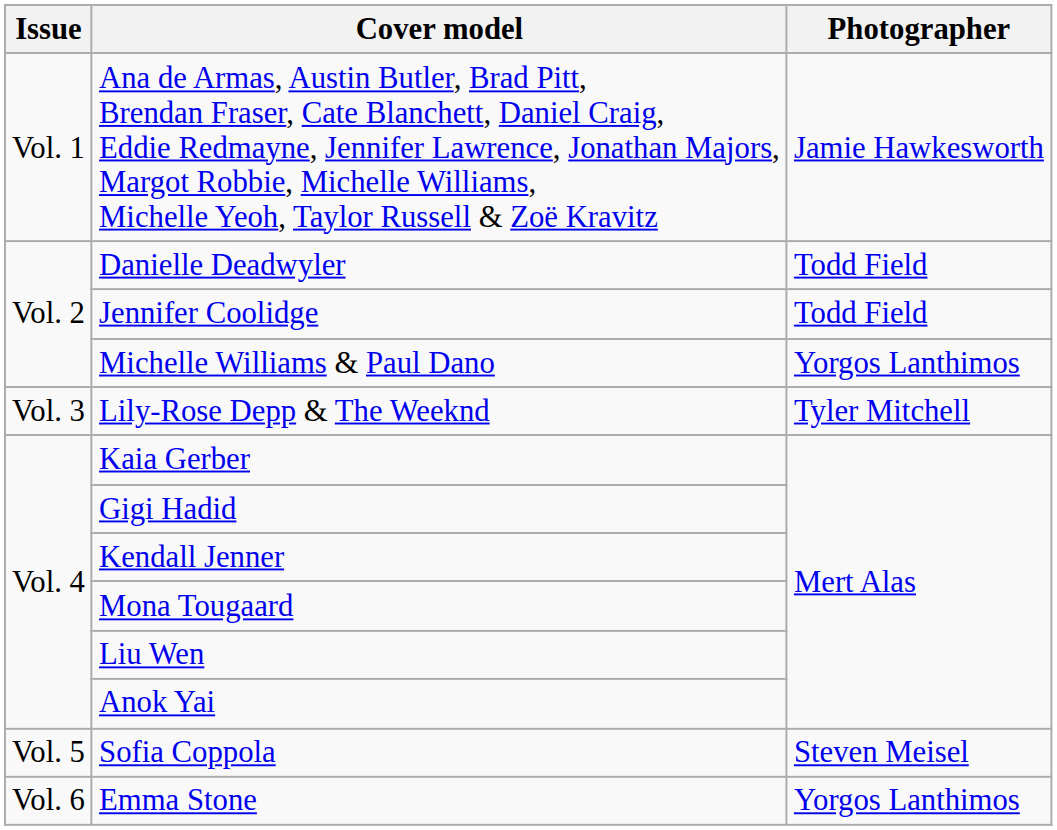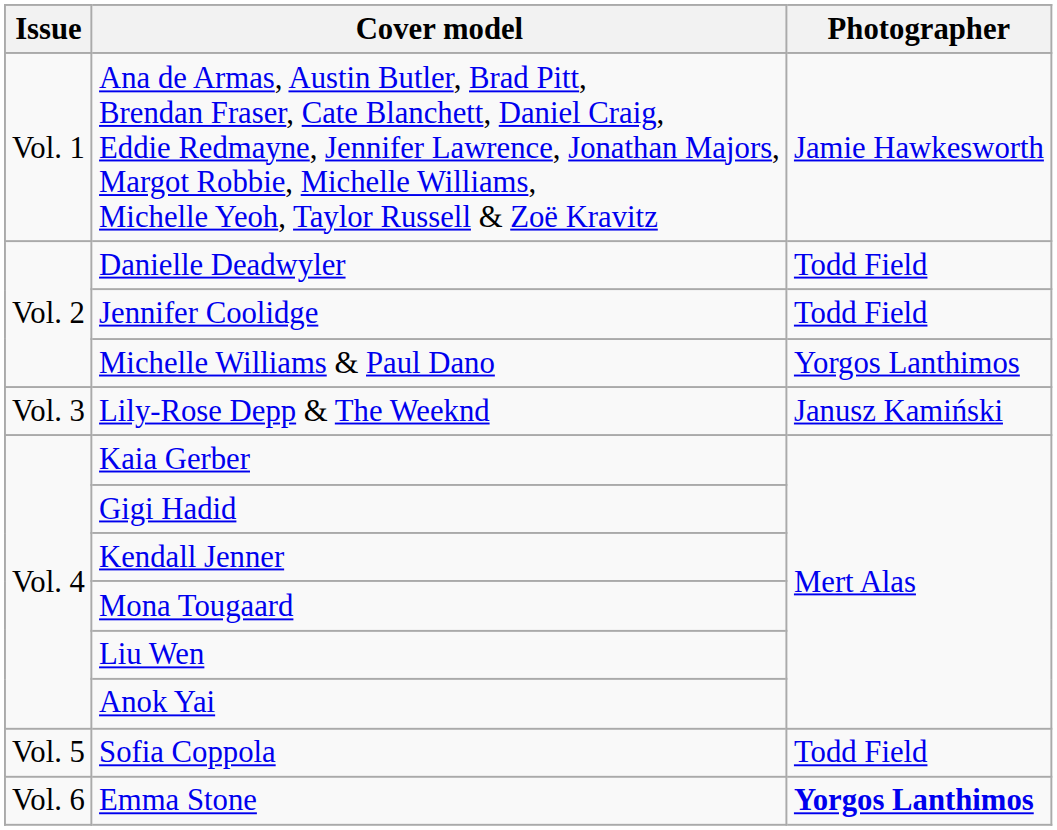(882, 410) Tyler Mitchell -> (898, 410) Janusz Kamiński
(881, 751) Steven Meisel -> (861, 751) Todd Field
(907, 800) normal -> (914, 800) bold
